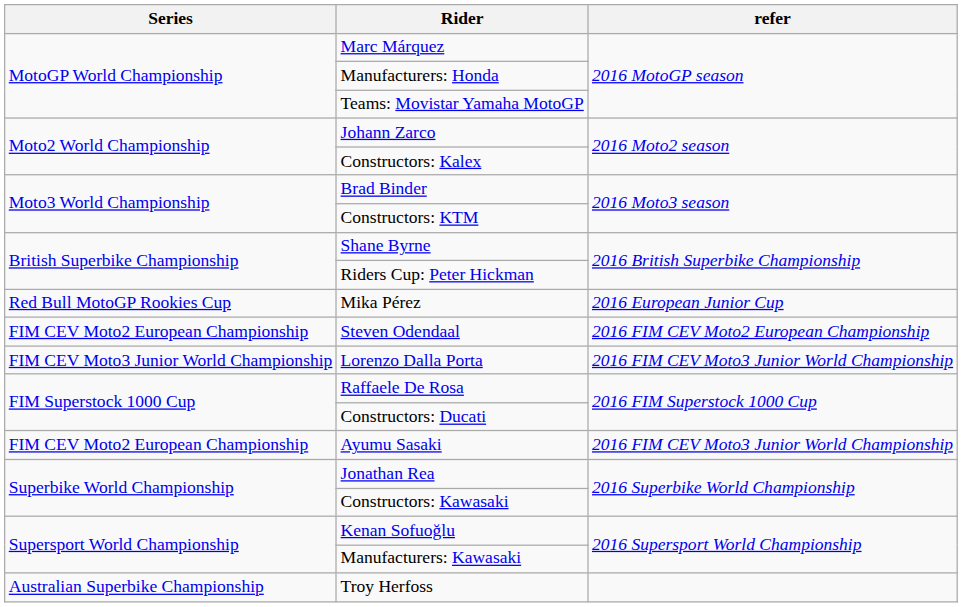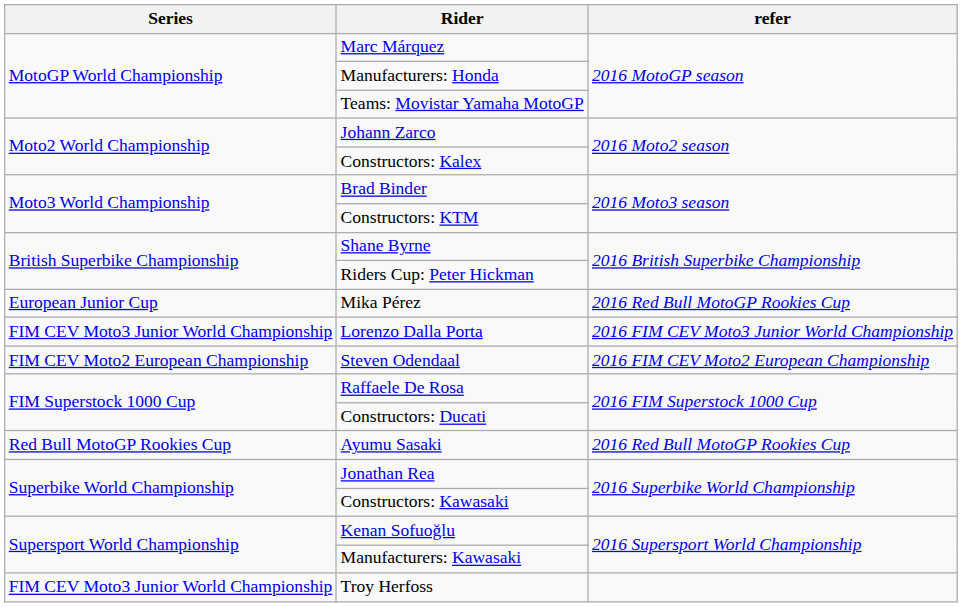(120, 302) Red Bull MotoGP Rookies Cup -> (83, 302) European Junior Cup
(688, 302) 2016 European Junior Cup -> (721, 302) 2016 Red Bull MotoGP Rookies Cup
rows swapped: (400, 331) <-> (412, 359)
(159, 445) FIM CEV Moto2 European Championship -> (120, 445) Red Bull MotoGP Rookies Cup
(773, 445) 2016 FIM CEV Moto3 Junior World Championship -> (721, 445) 2016 Red Bull MotoGP Rookies Cup
(136, 587) Australian Superbike Championship -> (171, 587) FIM CEV Moto3 Junior World Championship
